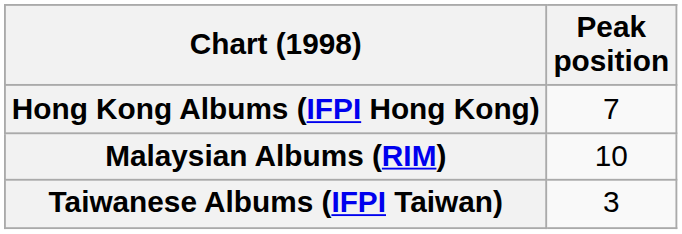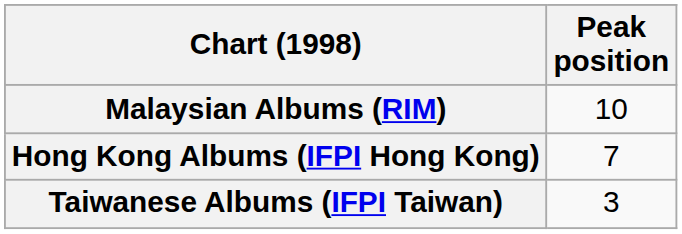rows swapped: (276, 108) <-> (276, 155)
